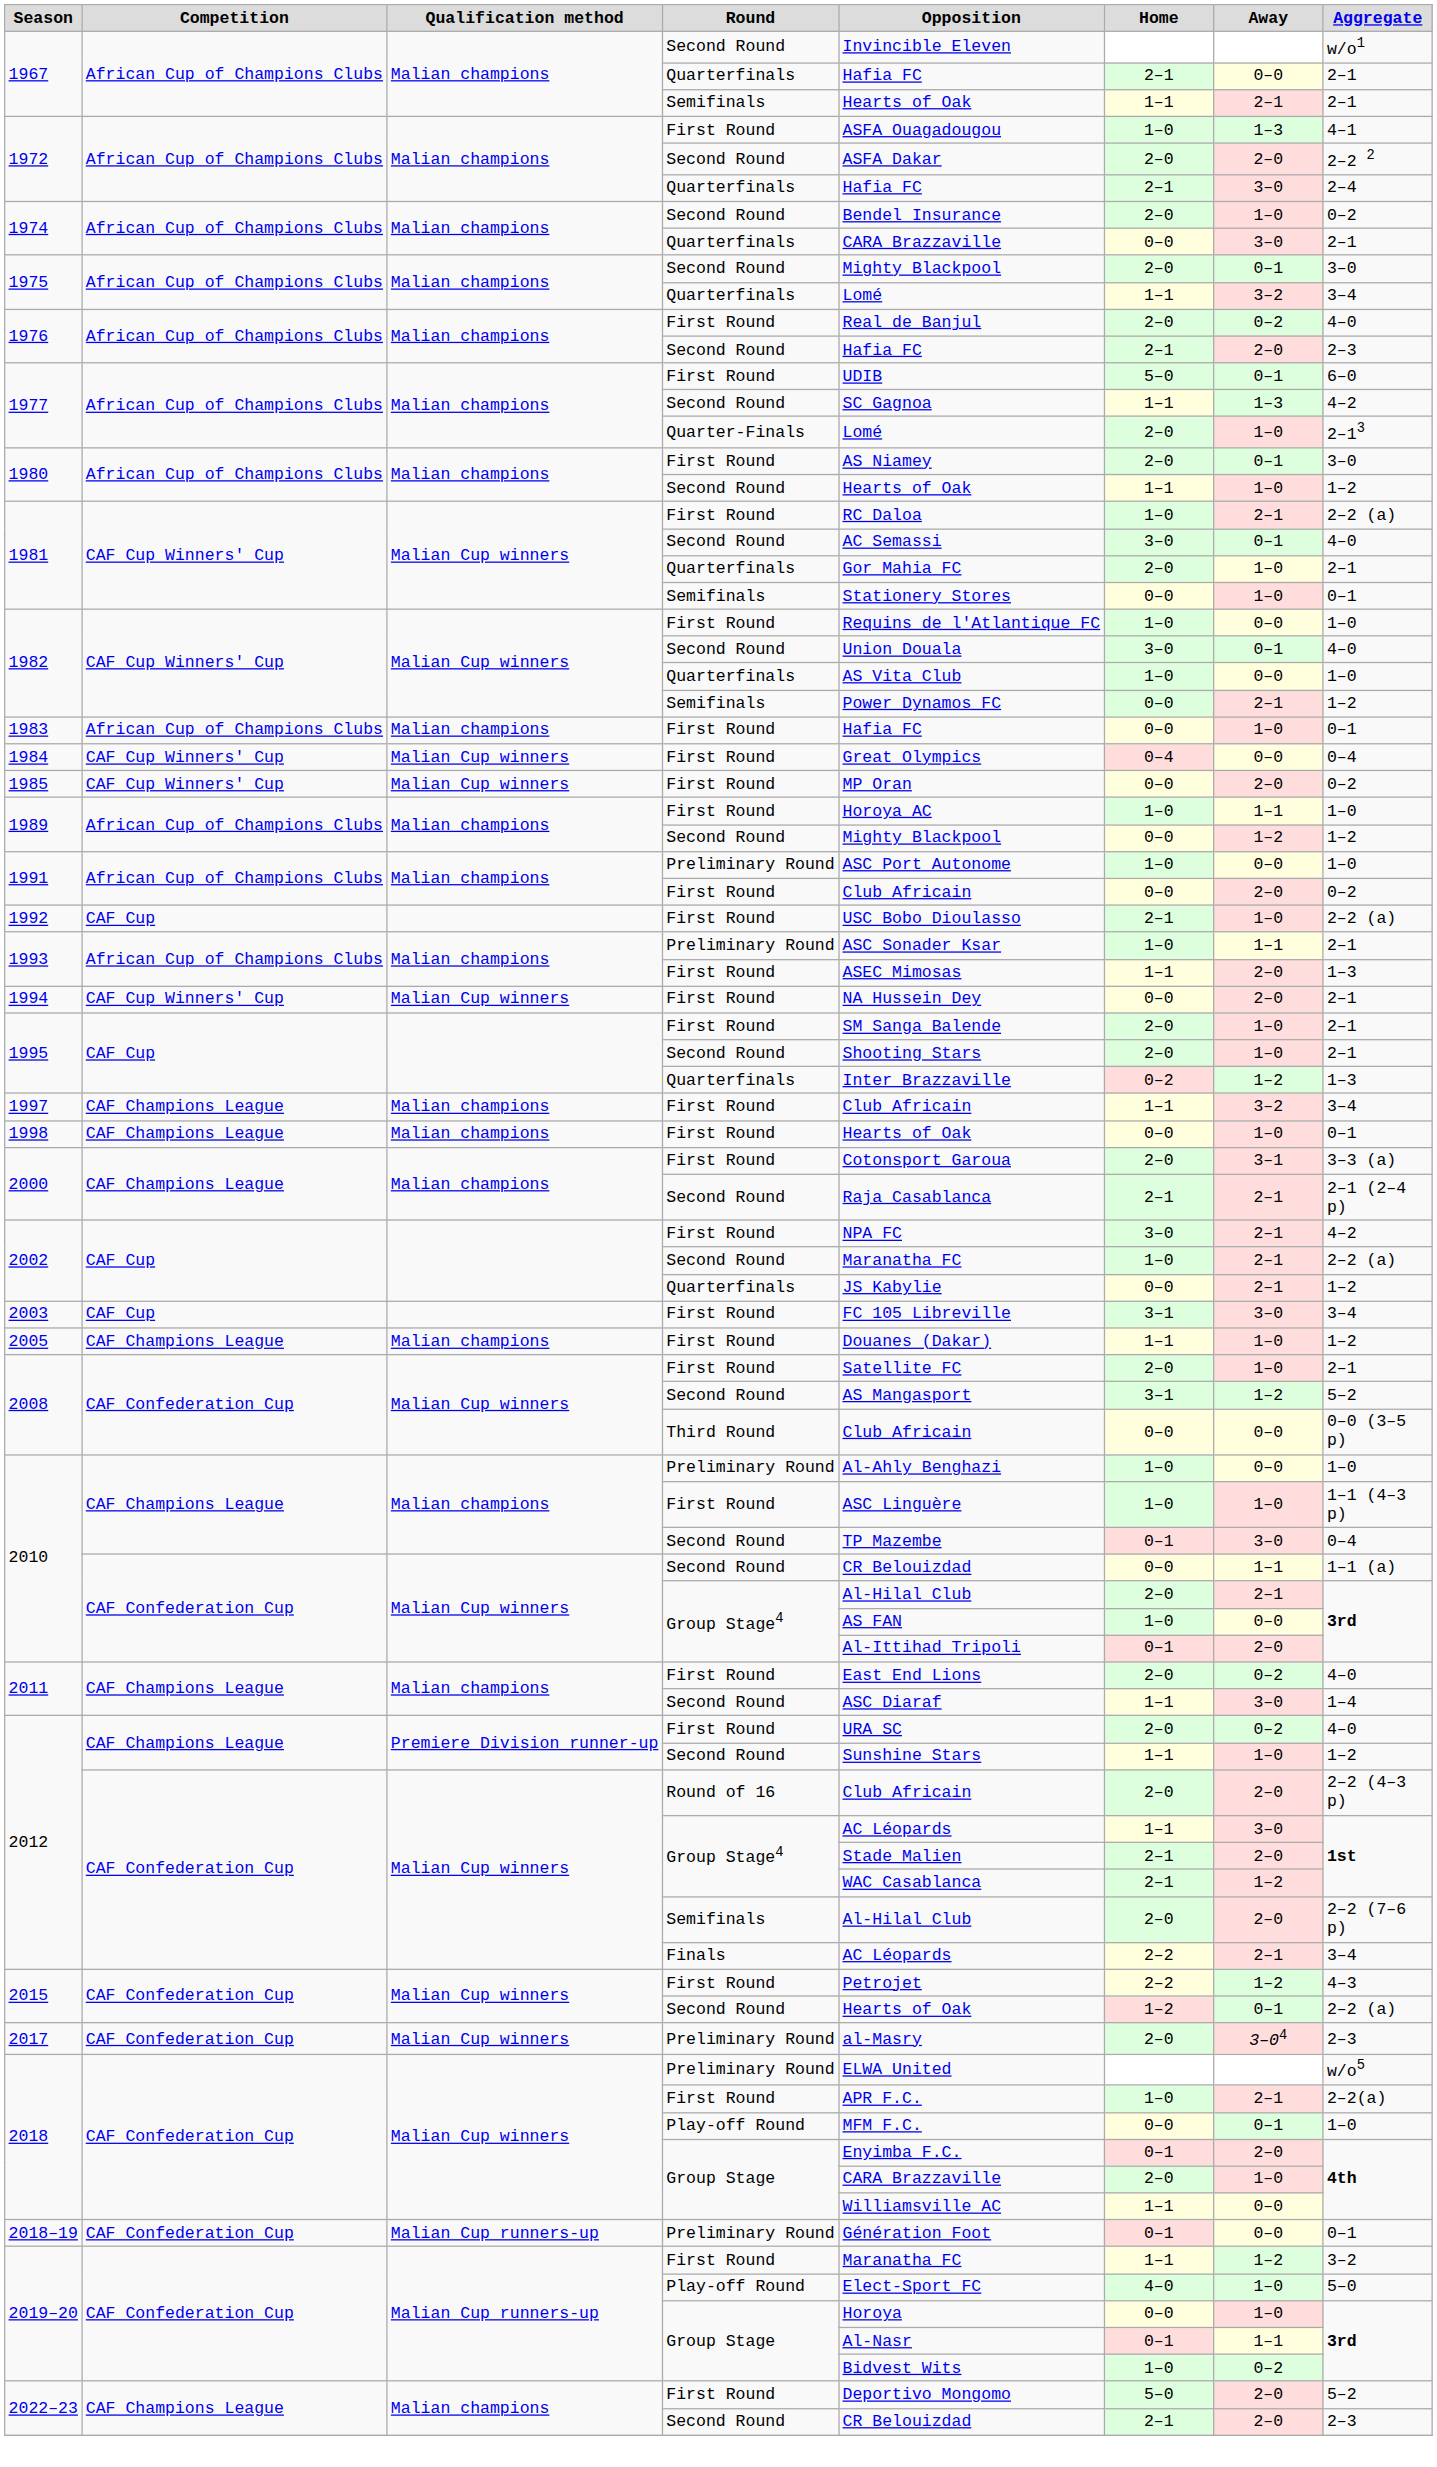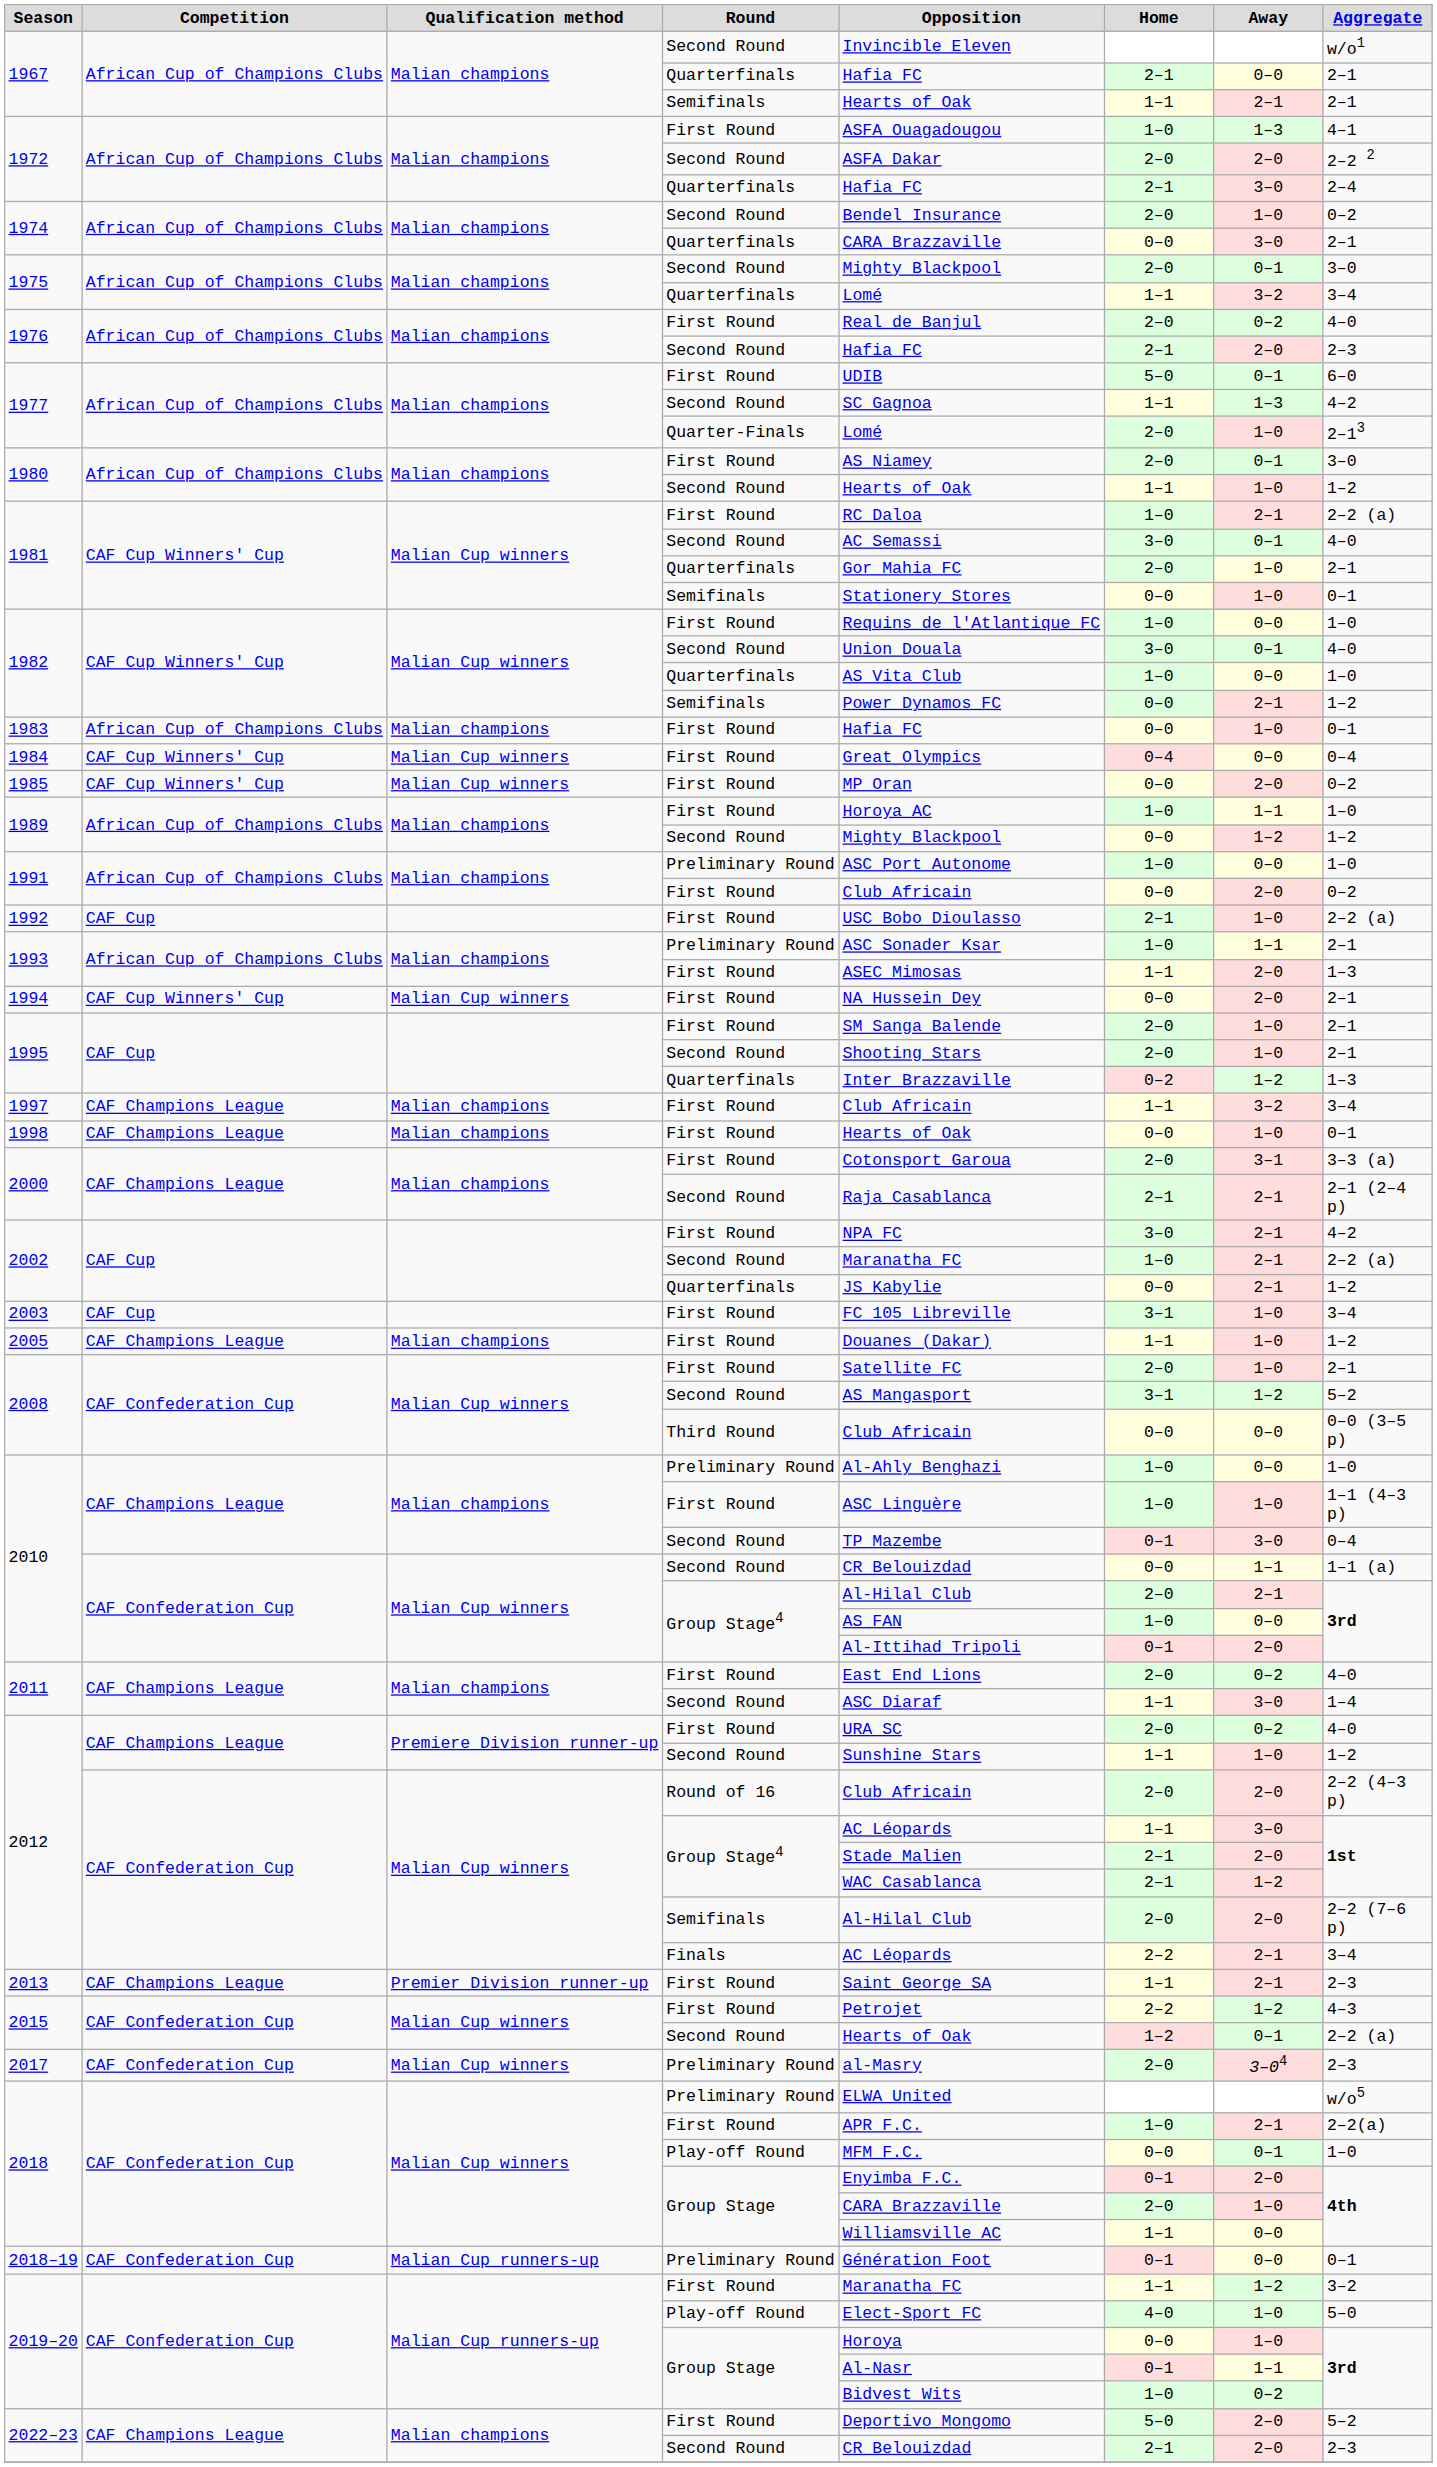(1268, 1315) 3–0 -> (1268, 1315) 1–0
+ row: (28, 1983)
